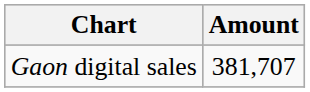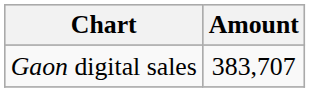(254, 65) 381,707 -> (254, 65) 383,707
